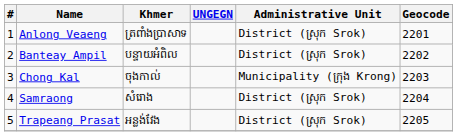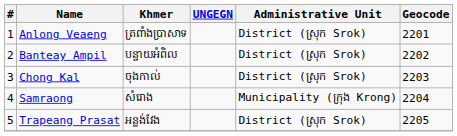(318, 76) Municipality (ក្រុង Krong) -> (303, 76) District (ស្រុក Srok)
(303, 98) District (ស្រុក Srok) -> (318, 98) Municipality (ក្រុង Krong)
